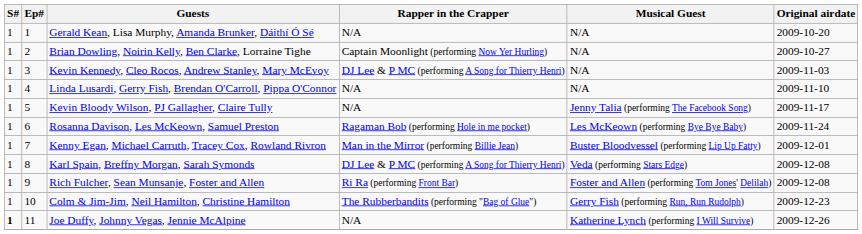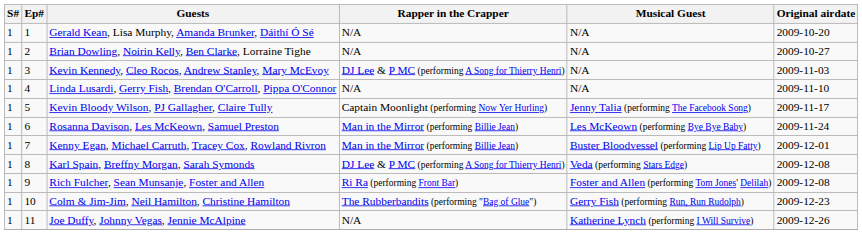(444, 51) Captain Moonlight (performing Now Yer Hurling) -> (352, 51) N/A
(352, 108) N/A -> (444, 108) Captain Moonlight (performing Now Yer Hurling)
(436, 126) Ragaman Bob (performing Hole in me pocket) -> (430, 126) Man in the Mirror (performing Billie Jean)
(10, 220) bold -> (10, 220) normal
